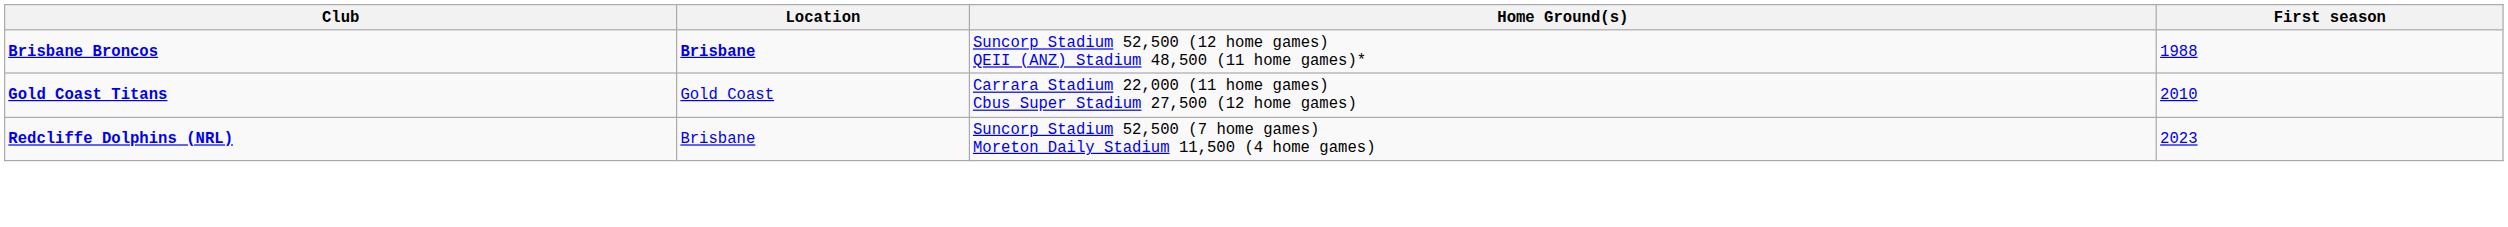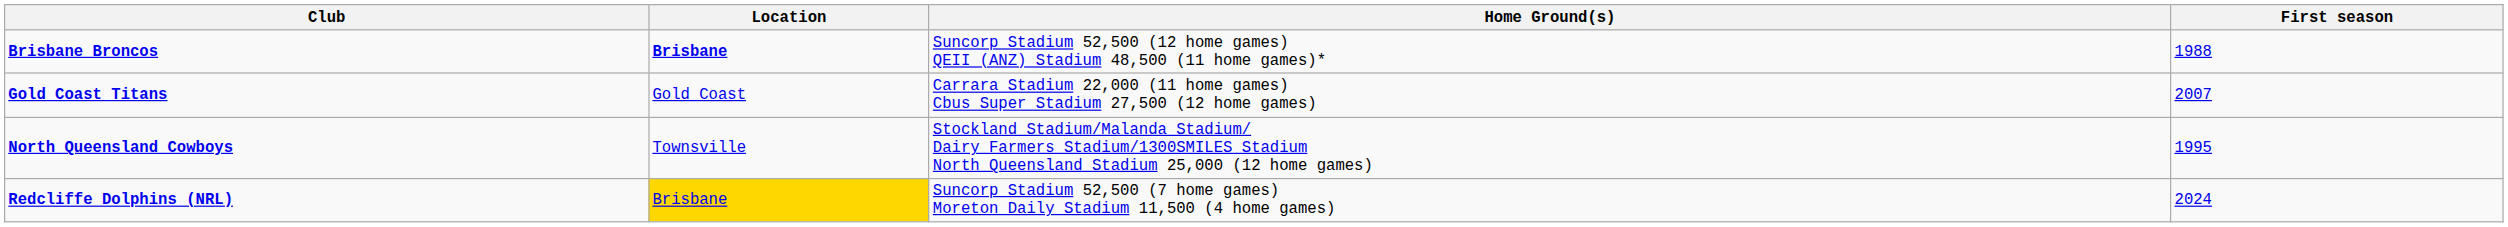(2179, 95) 2010 -> (2193, 95) 2007
+ row: (121, 148)
(718, 139) no background -> (690, 200) gold background
(2179, 139) 2023 -> (2193, 200) 2024
